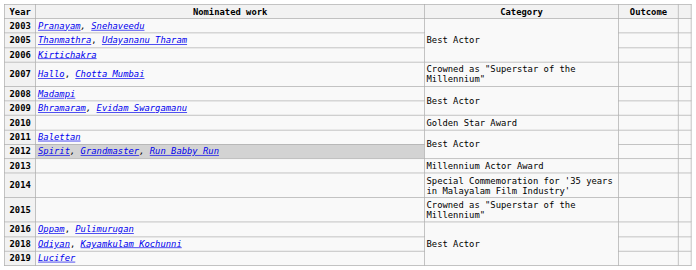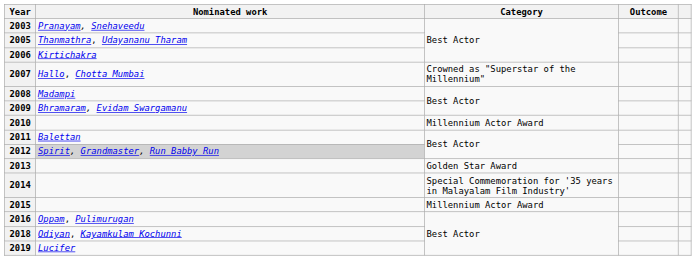(472, 123) Golden Star Award -> (485, 123) Millennium Actor Award
(485, 166) Millennium Actor Award -> (472, 166) Golden Star Award
(501, 210) Crowned as "Superstar of the Millennium" -> (485, 205) Millennium Actor Award
